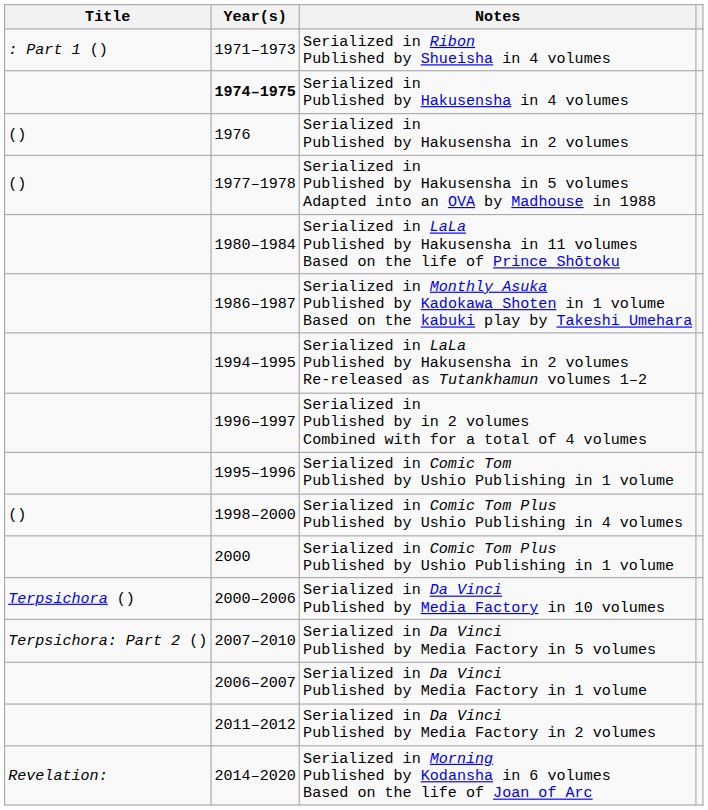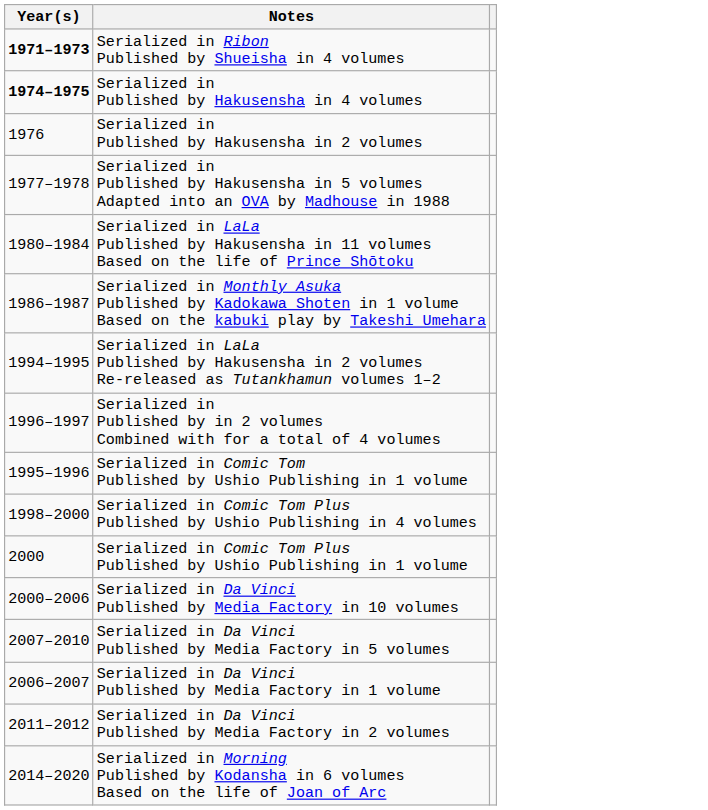- column: (108, 17)
(255, 50) normal -> (49, 50) bold
